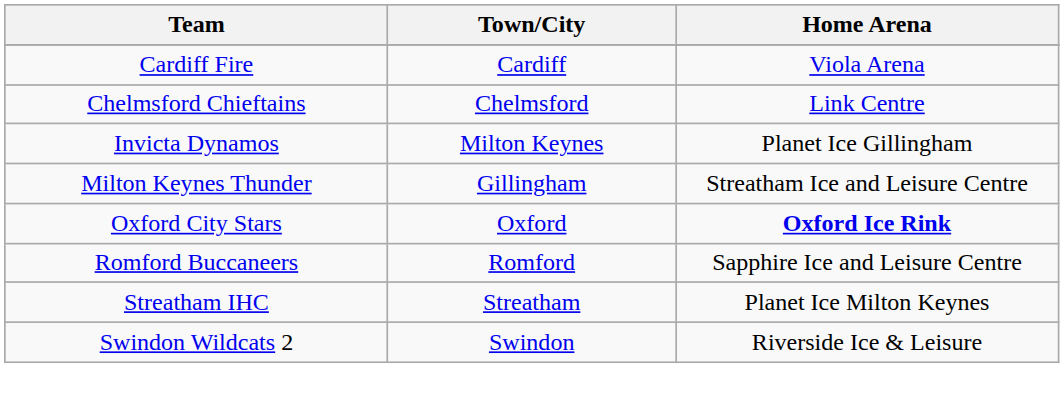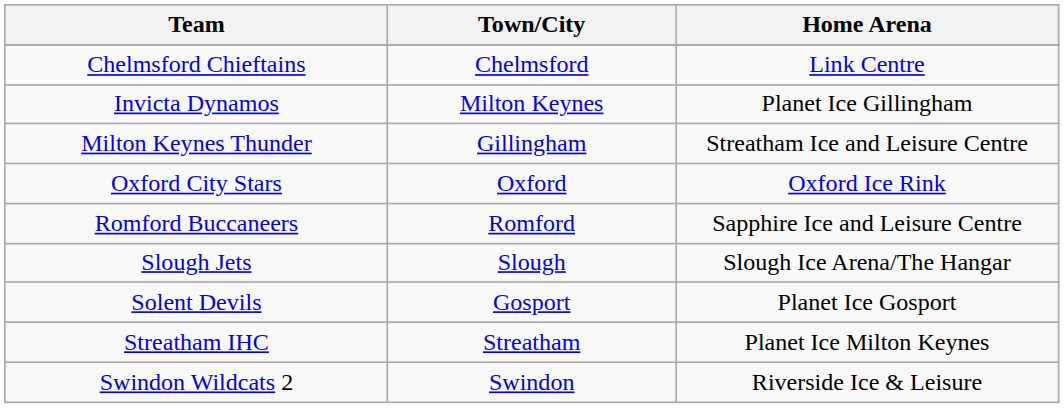- row: (196, 64)
(867, 223) bold -> (867, 183) normal
+ row: (196, 262)
+ row: (196, 302)
